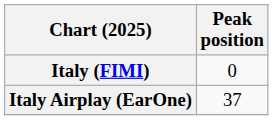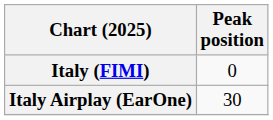(232, 99) 37 -> (232, 99) 30
